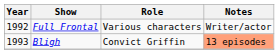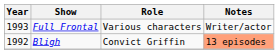(17, 27) 1992 -> (17, 27) 1993
(17, 41) 1993 -> (17, 41) 1992
